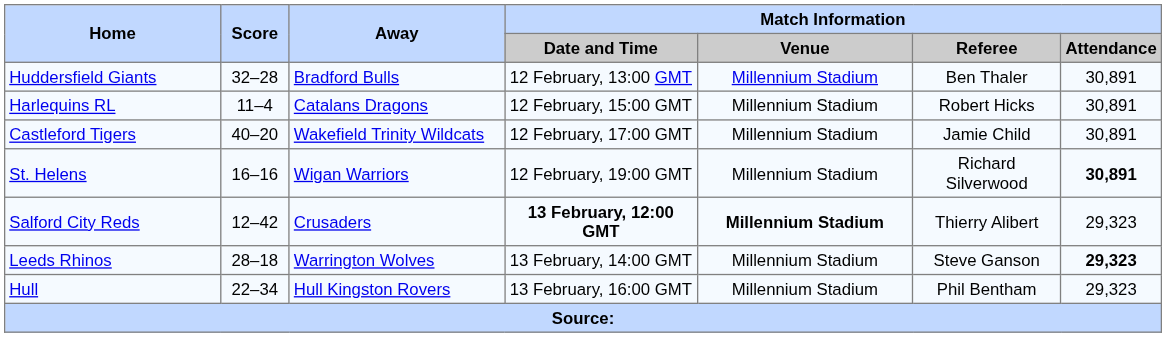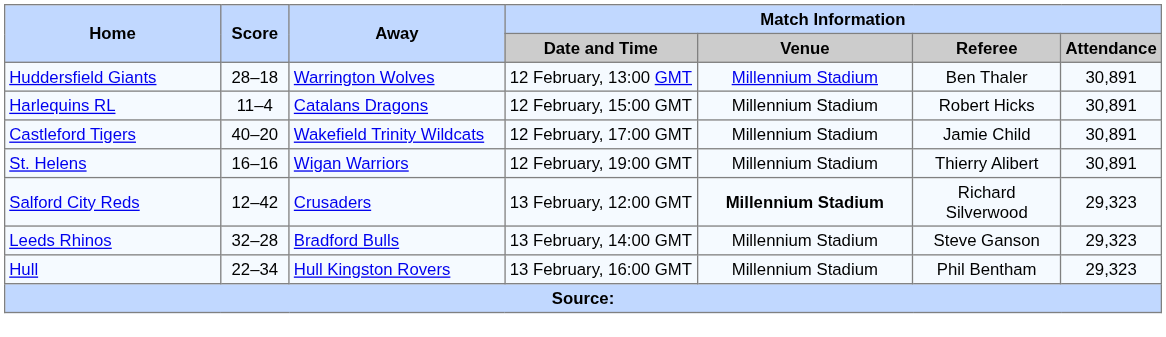(255, 77) 32–28 -> (255, 77) 28–18
(346, 77) Bradford Bulls -> (364, 77) Warrington Wolves
(987, 173) Richard Silverwood -> (987, 163) Thierry Alibert
(1111, 173) bold -> (1111, 163) normal
(601, 221) bold -> (601, 202) normal
(987, 221) Thierry Alibert -> (987, 202) Richard Silverwood
(255, 260) 28–18 -> (255, 240) 32–28
(364, 260) Warrington Wolves -> (346, 240) Bradford Bulls
(1111, 260) bold -> (1111, 240) normal
